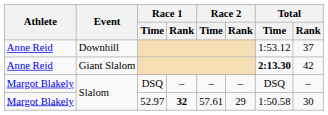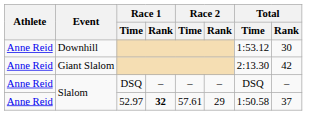(308, 48) 37 -> (287, 48) 30
(274, 66) bold -> (253, 66) normal
(40, 83) Margot Blakely -> (30, 83) Anne Reid
(40, 101) Margot Blakely -> (30, 101) Anne Reid
(308, 101) 30 -> (287, 101) 37
